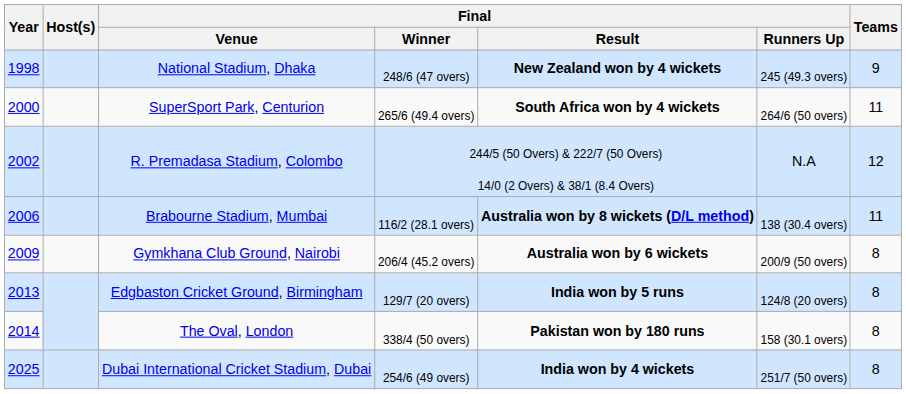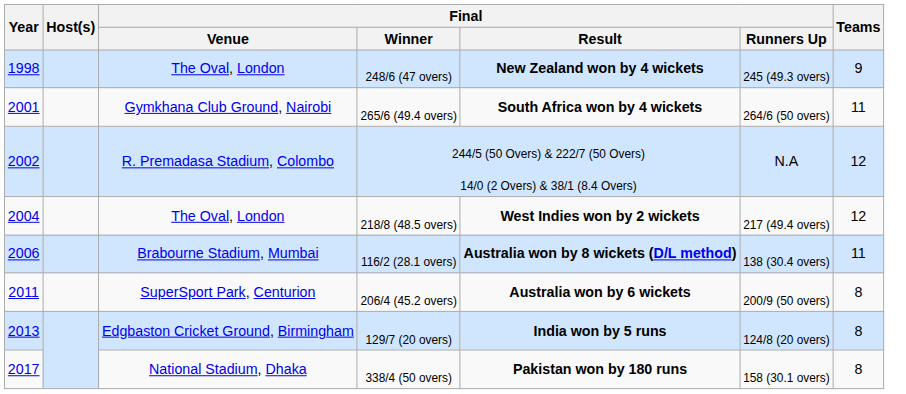(237, 69) National Stadium, Dhaka -> (228, 69) The Oval, London
(24, 107) 2000 -> (24, 107) 2001
(237, 107) SuperSport Park, Centurion -> (228, 107) Gymkhana Club Ground, Nairobi
+ row: (409, 225)
(24, 254) 2009 -> (24, 293) 2011
(237, 254) Gymkhana Club Ground, Nairobi -> (228, 293) SuperSport Park, Centurion
(24, 331) 2014 -> (24, 369) 2017
(237, 331) The Oval, London -> (228, 369) National Stadium, Dhaka
- row: (426, 378)
